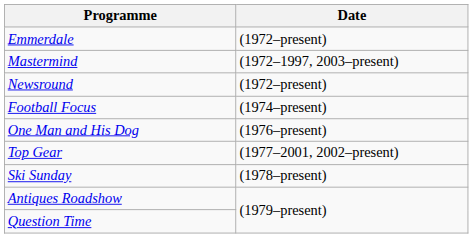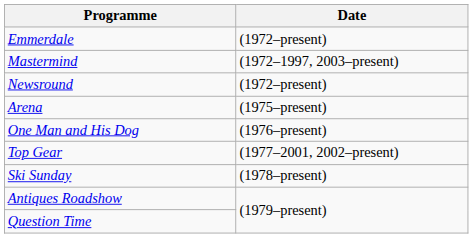- row: (52, 107)
+ row: (25, 107)
